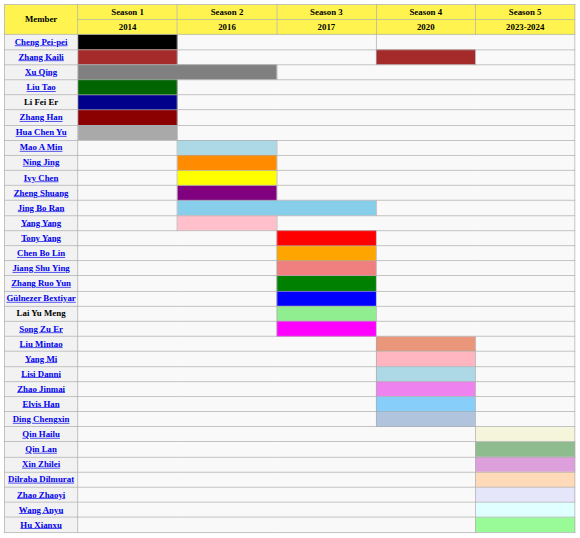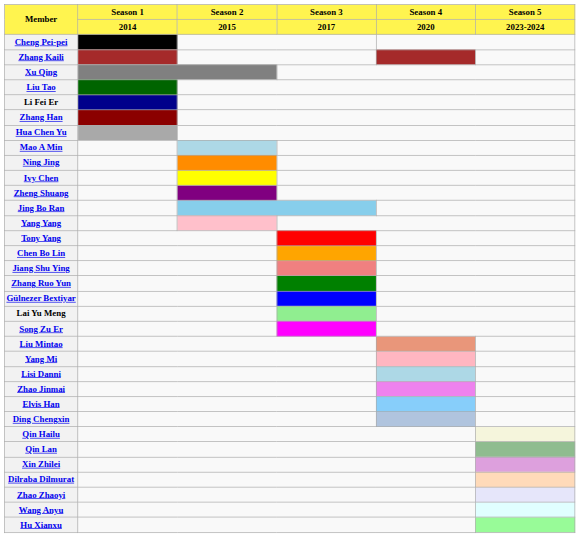(227, 27) 2016 -> (227, 27) 2015
